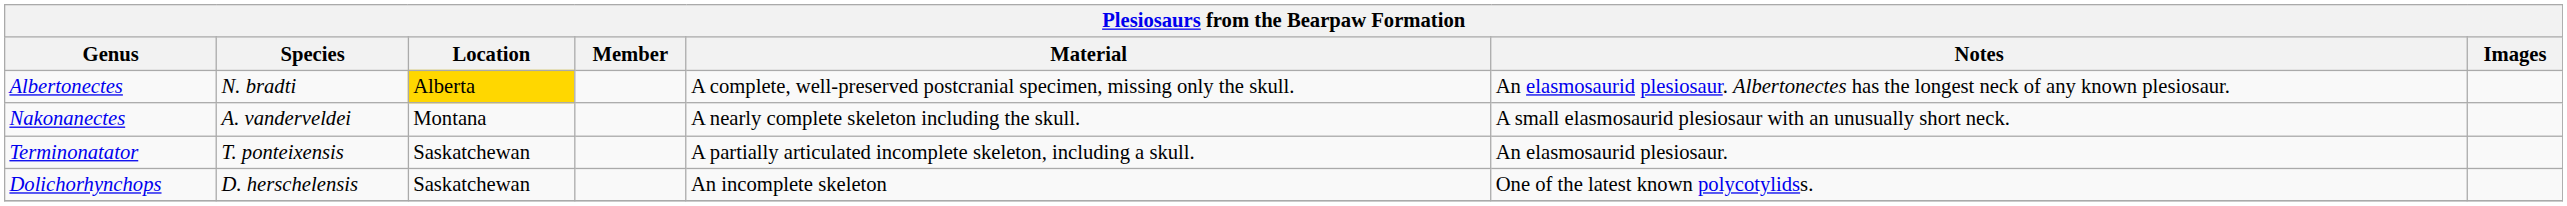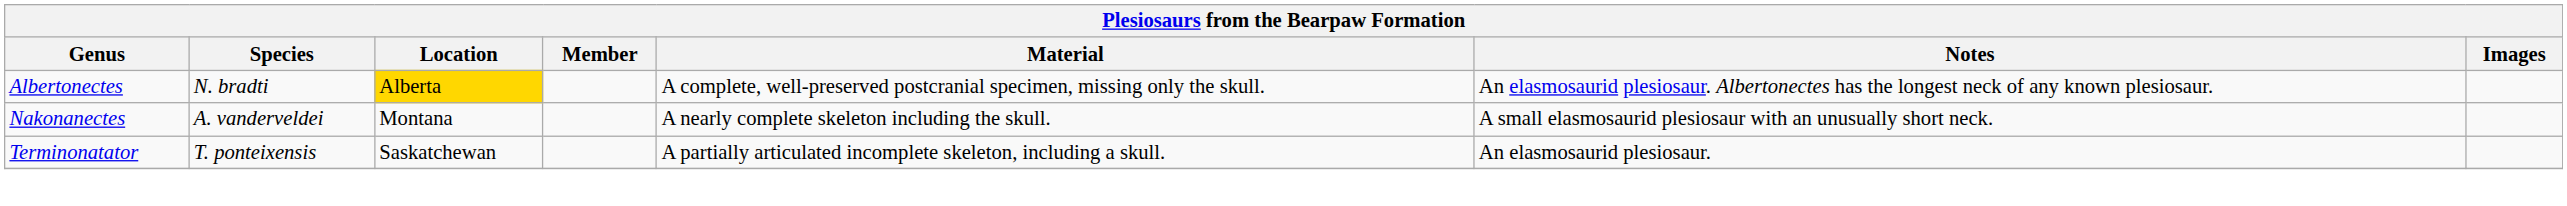- row: (85, 184)
